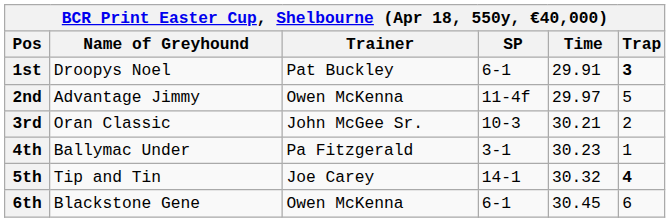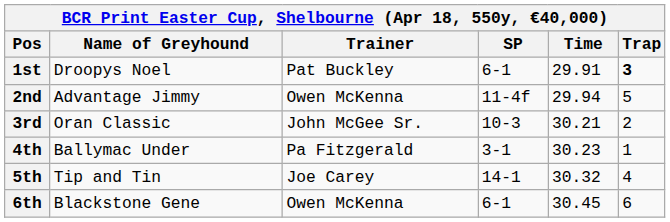(576, 97) 29.97 -> (576, 97) 29.94
(627, 177) bold -> (627, 177) normal
